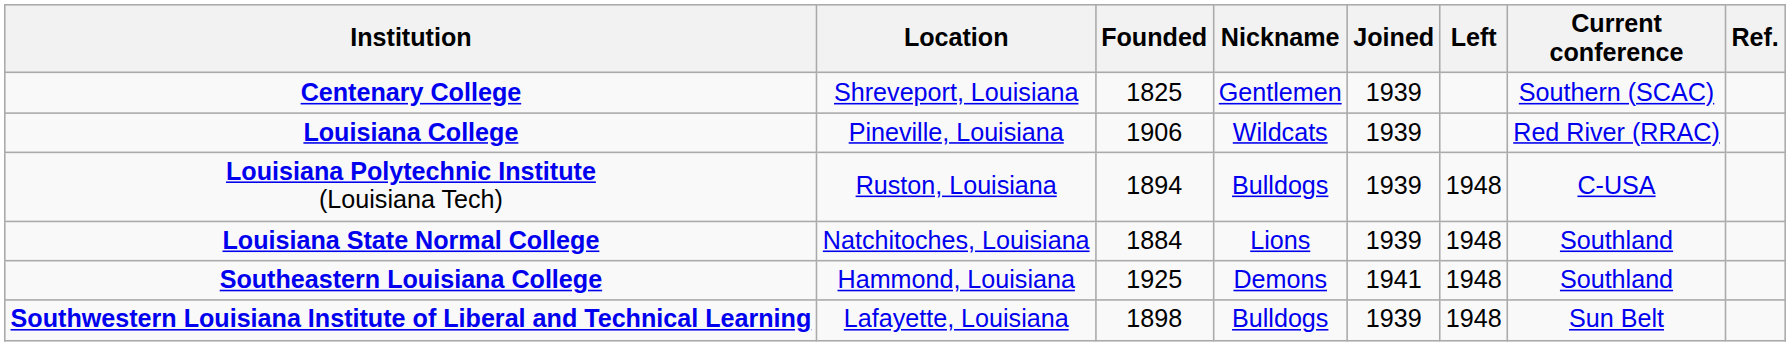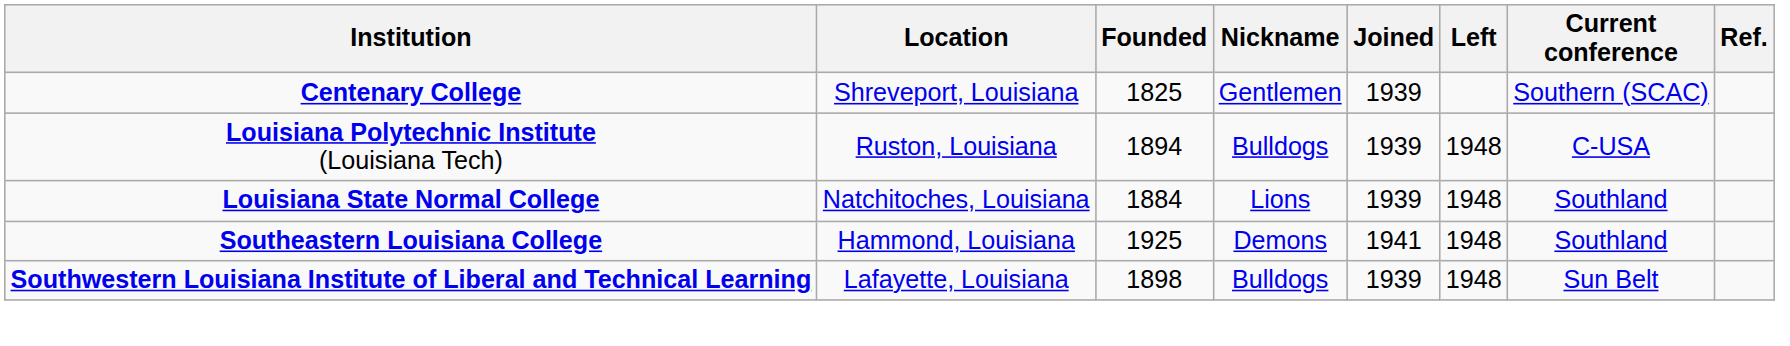- row: (411, 132)
